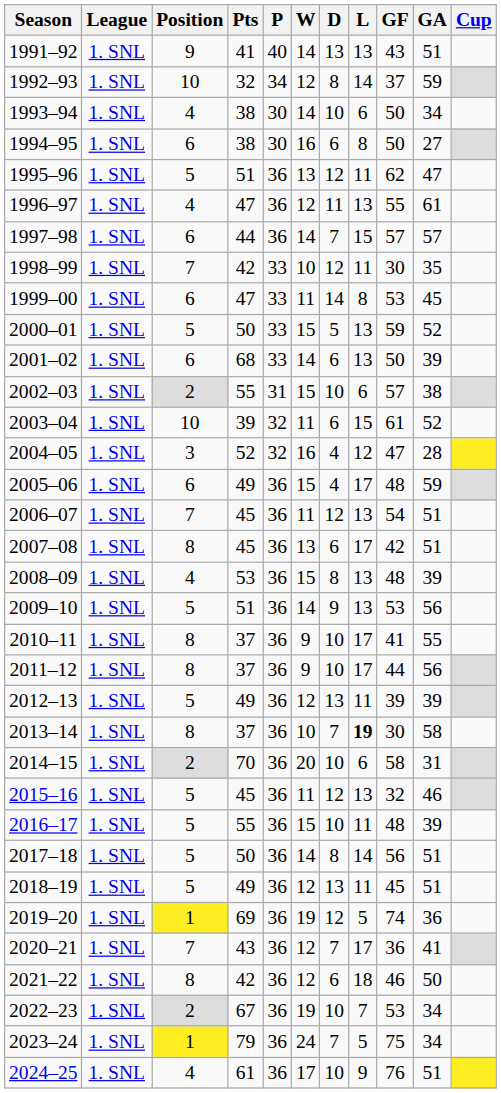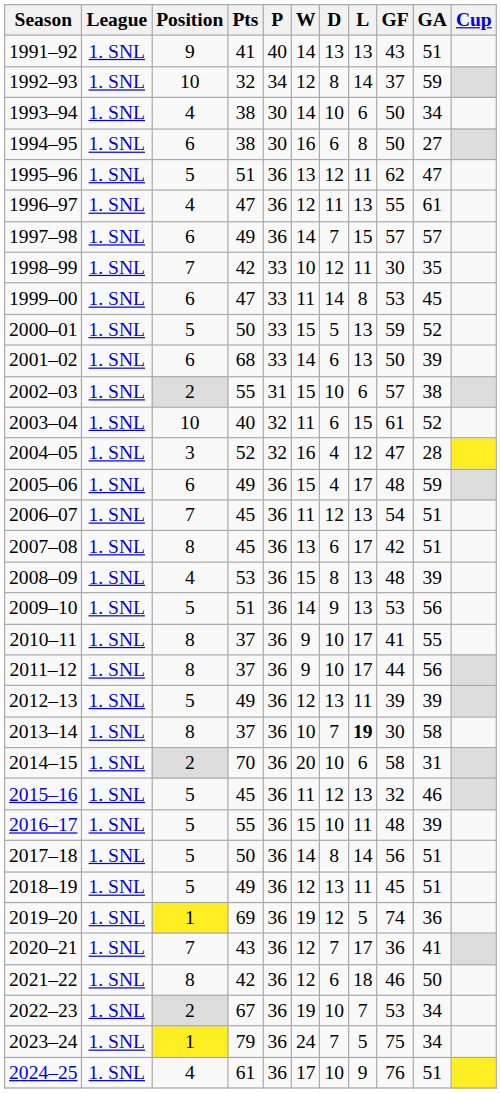(245, 236) 44 -> (245, 236) 49
(245, 422) 39 -> (245, 422) 40
